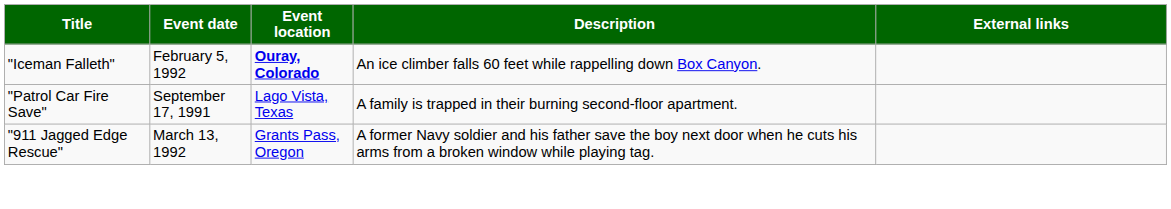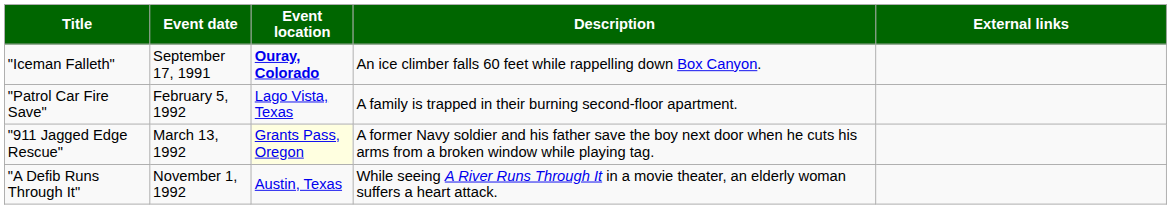(191, 64) February 5, 1992 -> (189, 64) September 17, 1991
(189, 104) September 17, 1991 -> (191, 104) February 5, 1992
(297, 144) no background -> (297, 144) lightyellow background
+ row: (53, 184)
